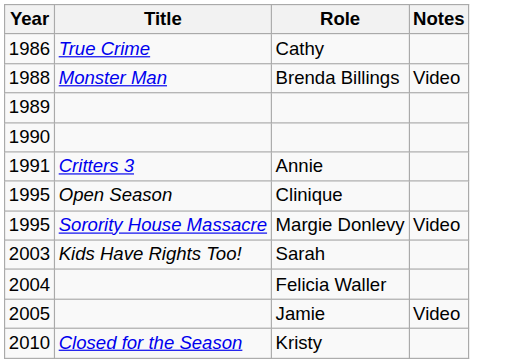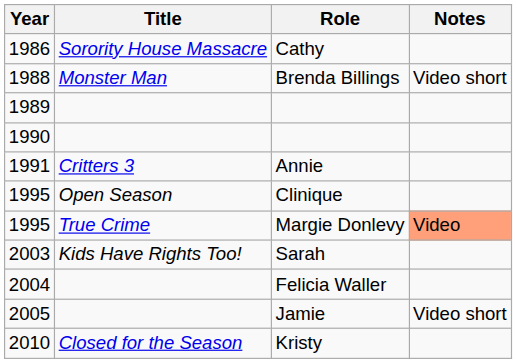(104, 48) True Crime -> (163, 48) Sorority House Massacre
(437, 78) Video -> (460, 78) Video short
(163, 225) Sorority House Massacre -> (104, 225) True Crime
(437, 225) no background -> (437, 225) lightsalmon background
(437, 313) Video -> (460, 313) Video short
